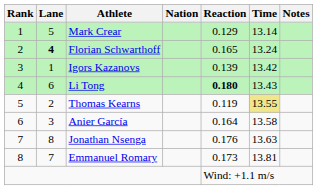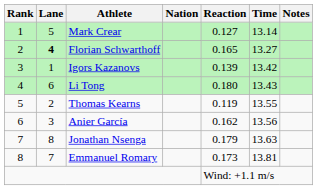(225, 31) 0.129 -> (225, 31) 0.127
(264, 49) 13.24 -> (264, 49) 13.27
(225, 85) bold -> (225, 85) normal
(264, 103) khaki background -> (264, 103) no background
(225, 121) 0.164 -> (225, 121) 0.162
(264, 121) 13.58 -> (264, 121) 13.56
(225, 139) 0.176 -> (225, 139) 0.179
